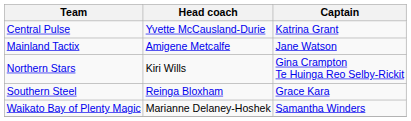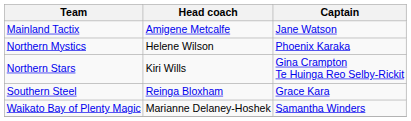- row: (38, 29)
+ row: (46, 46)
